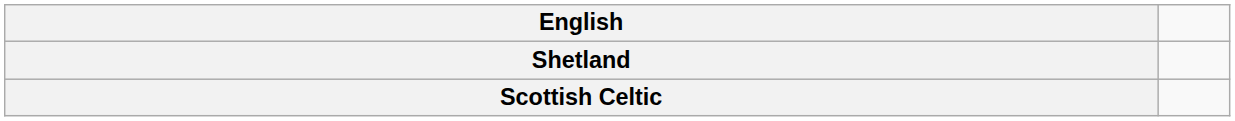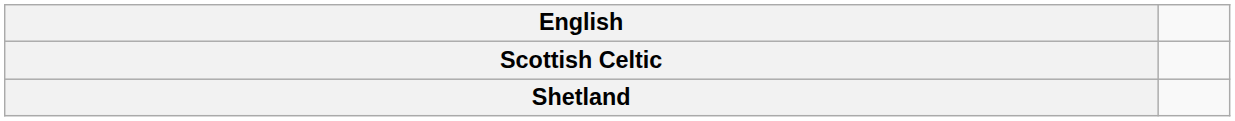rows swapped: (581, 97) <-> (581, 60)
